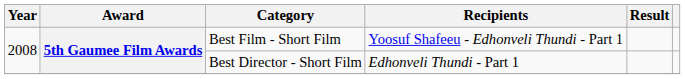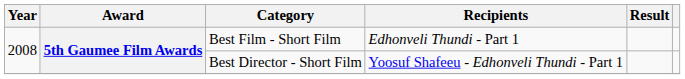(496, 39) Yoosuf Shafeeu - Edhonveli Thundi - Part 1 -> (444, 39) Edhonveli Thundi - Part 1
(444, 62) Edhonveli Thundi - Part 1 -> (496, 62) Yoosuf Shafeeu - Edhonveli Thundi - Part 1
